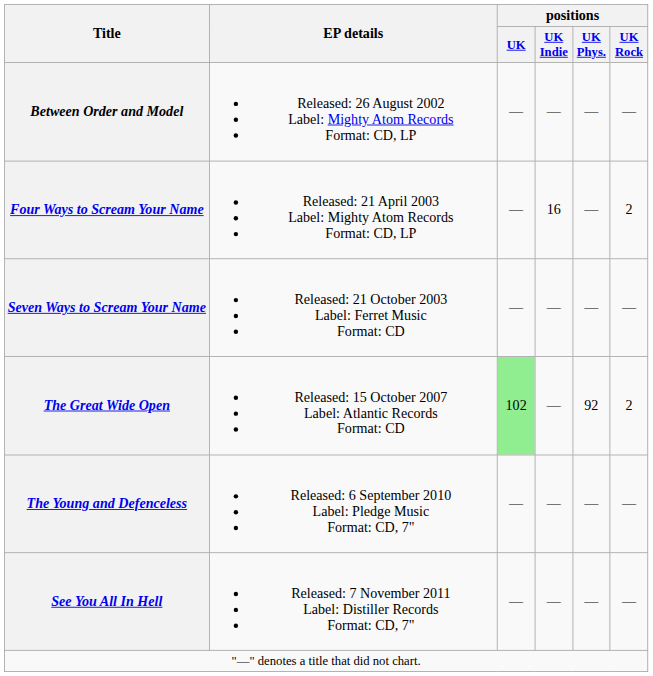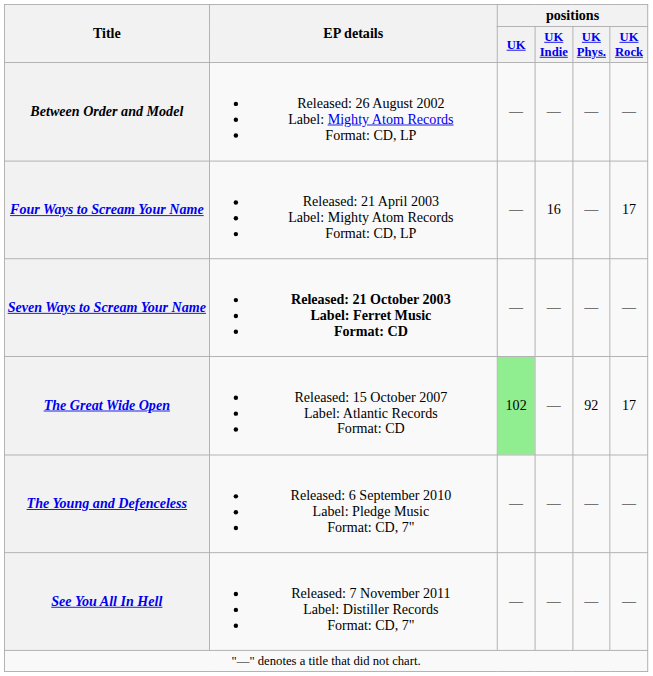(629, 209) 2 -> (629, 209) 17
(353, 316) normal -> (353, 316) bold
(629, 405) 2 -> (629, 405) 17
